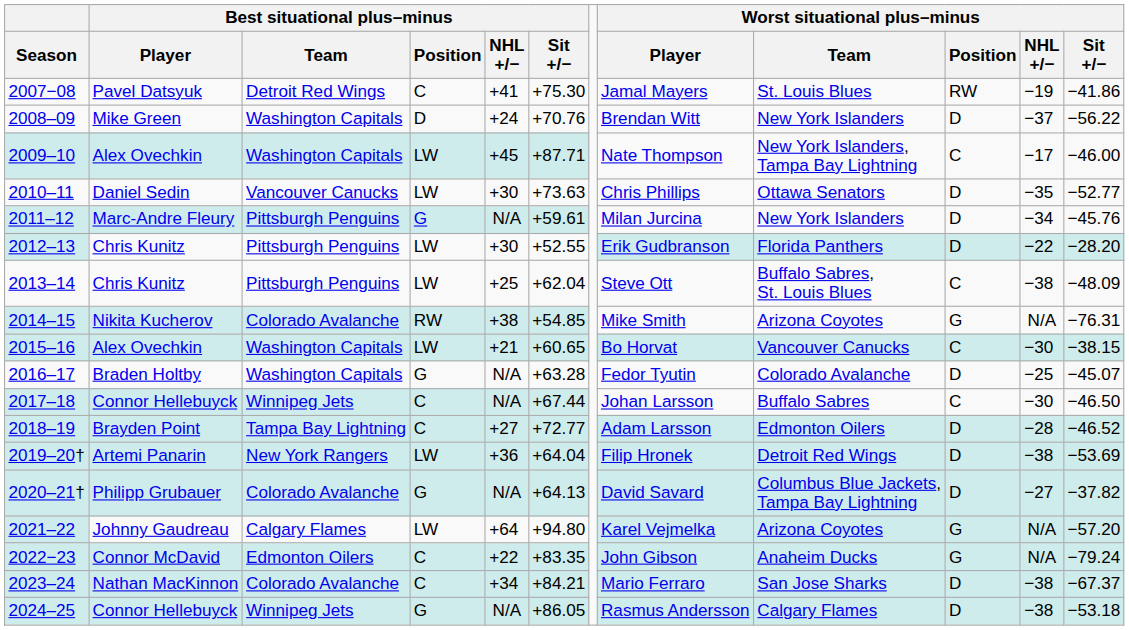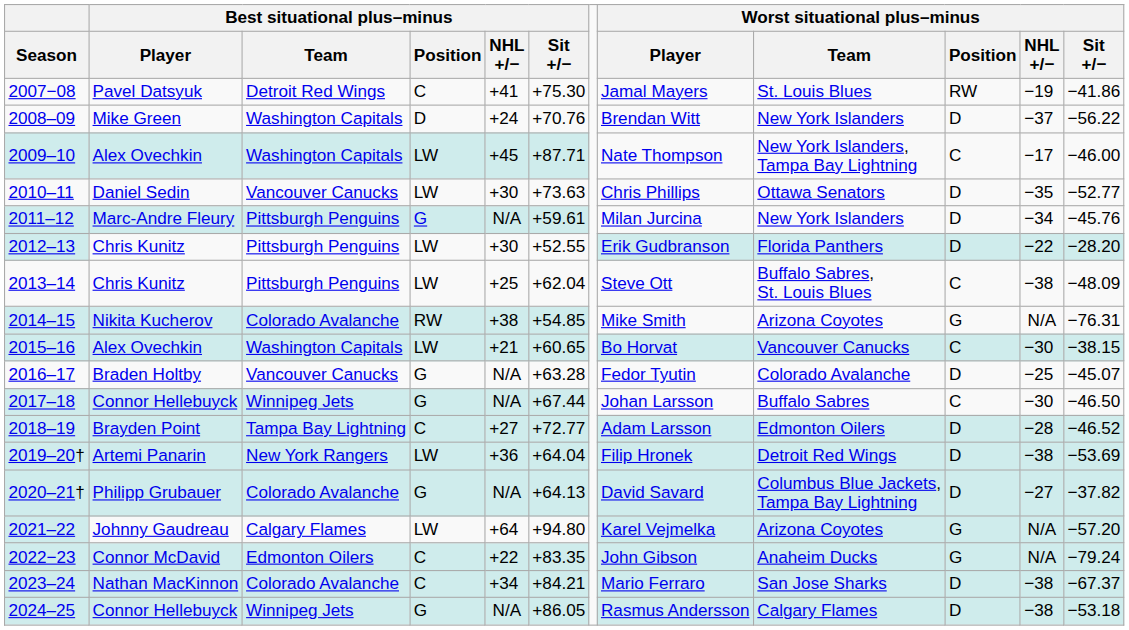(324, 374) Washington Capitals -> (322, 374) Vancouver Canucks
(420, 401) C -> (421, 401) G
